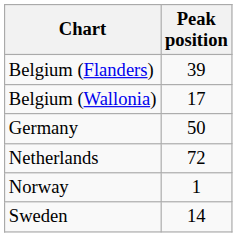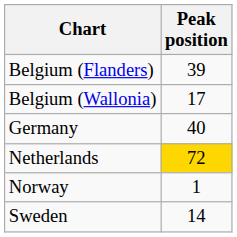(196, 128) 50 -> (196, 128) 40
(196, 157) no background -> (196, 157) gold background
